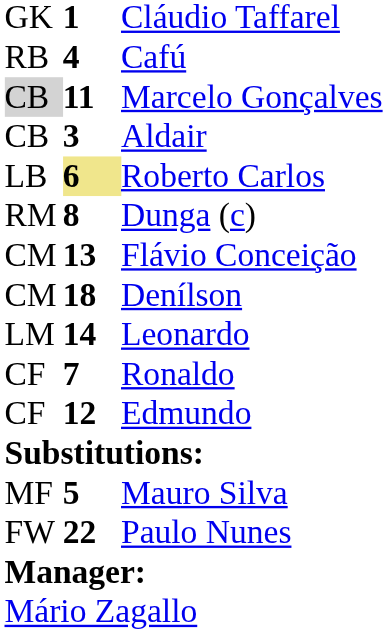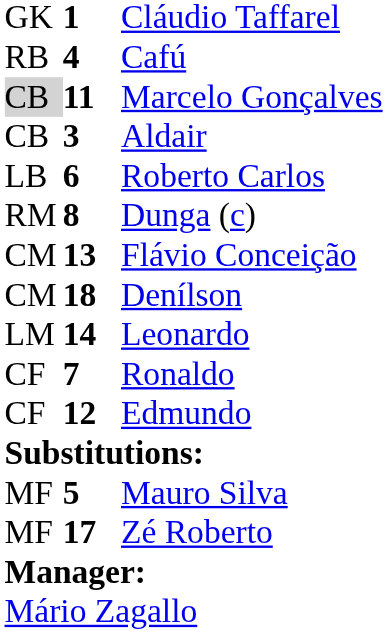(71, 175) khaki background -> (71, 175) no background
+ row: (197, 532)
- row: (206, 532)
